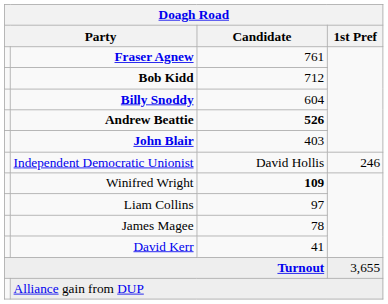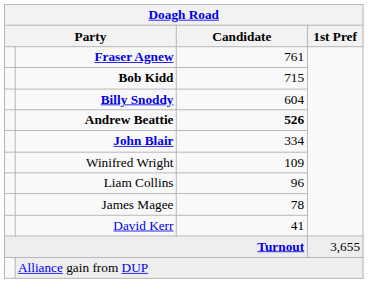(314, 78) 712 -> (294, 78) 715
(314, 141) 403 -> (294, 141) 334
- row: (104, 162)
(314, 183) bold -> (294, 162) normal
(318, 204) 97 -> (297, 183) 96
